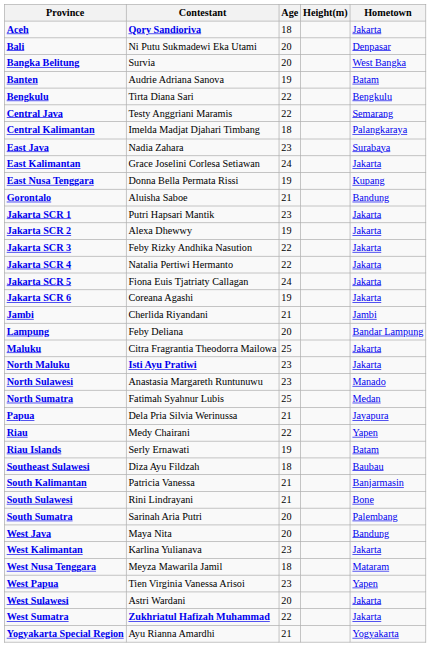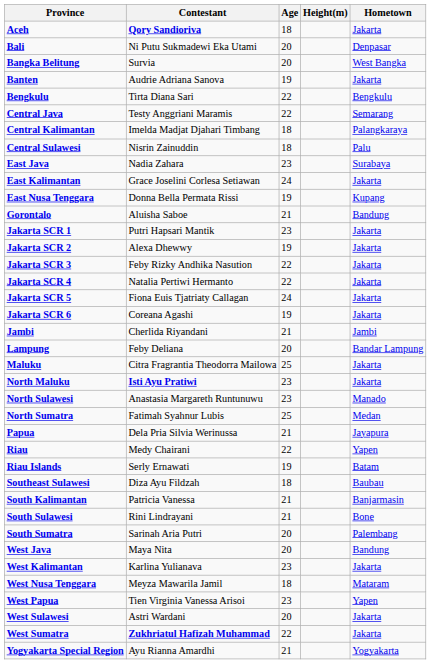(366, 80) Batam -> (367, 80) Jakarta
+ row: (44, 147)
